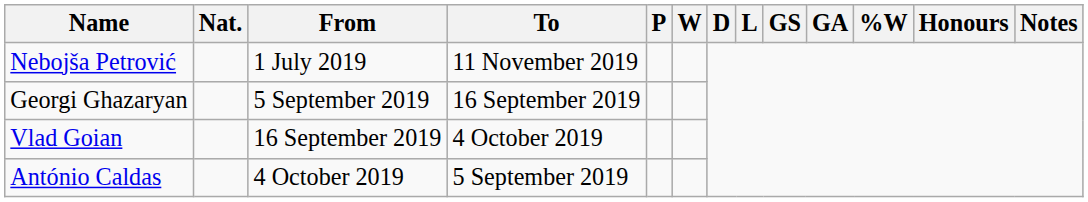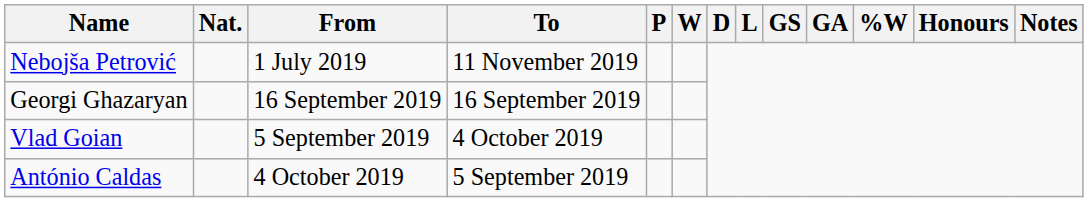(341, 100) 5 September 2019 -> (347, 100) 16 September 2019
(347, 138) 16 September 2019 -> (341, 138) 5 September 2019
